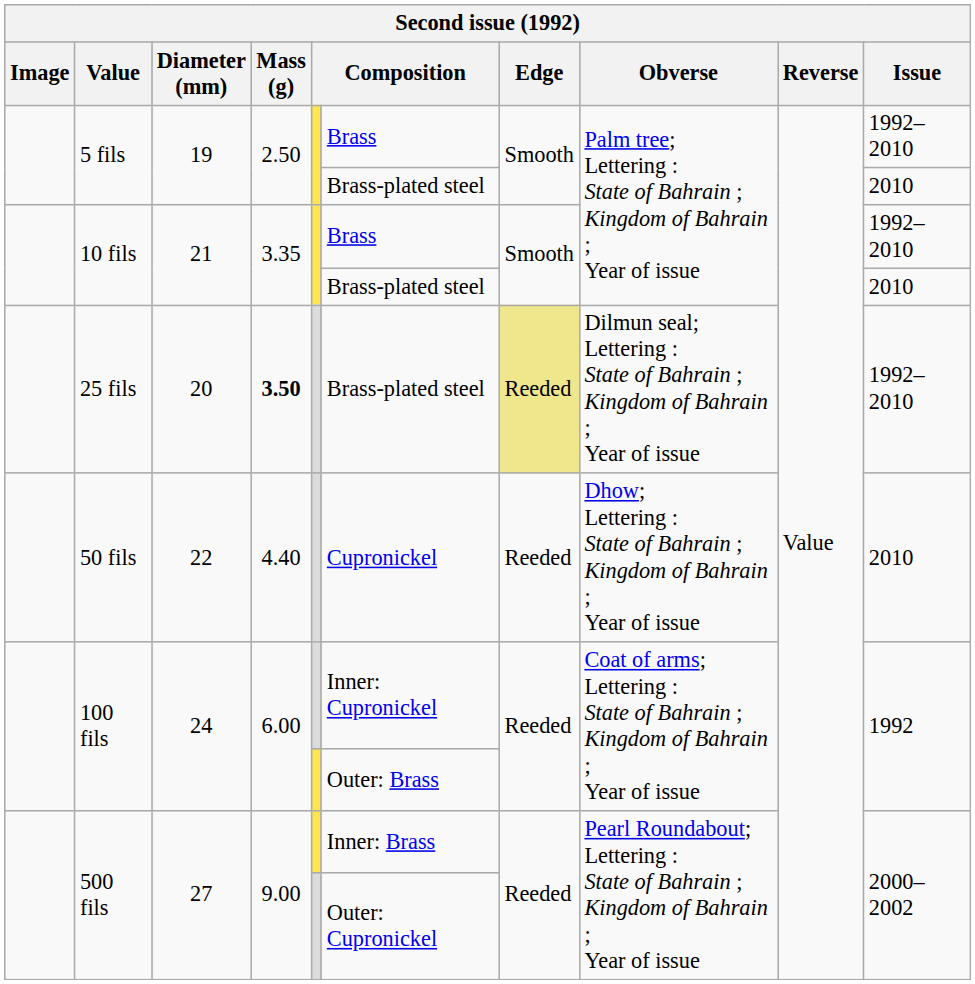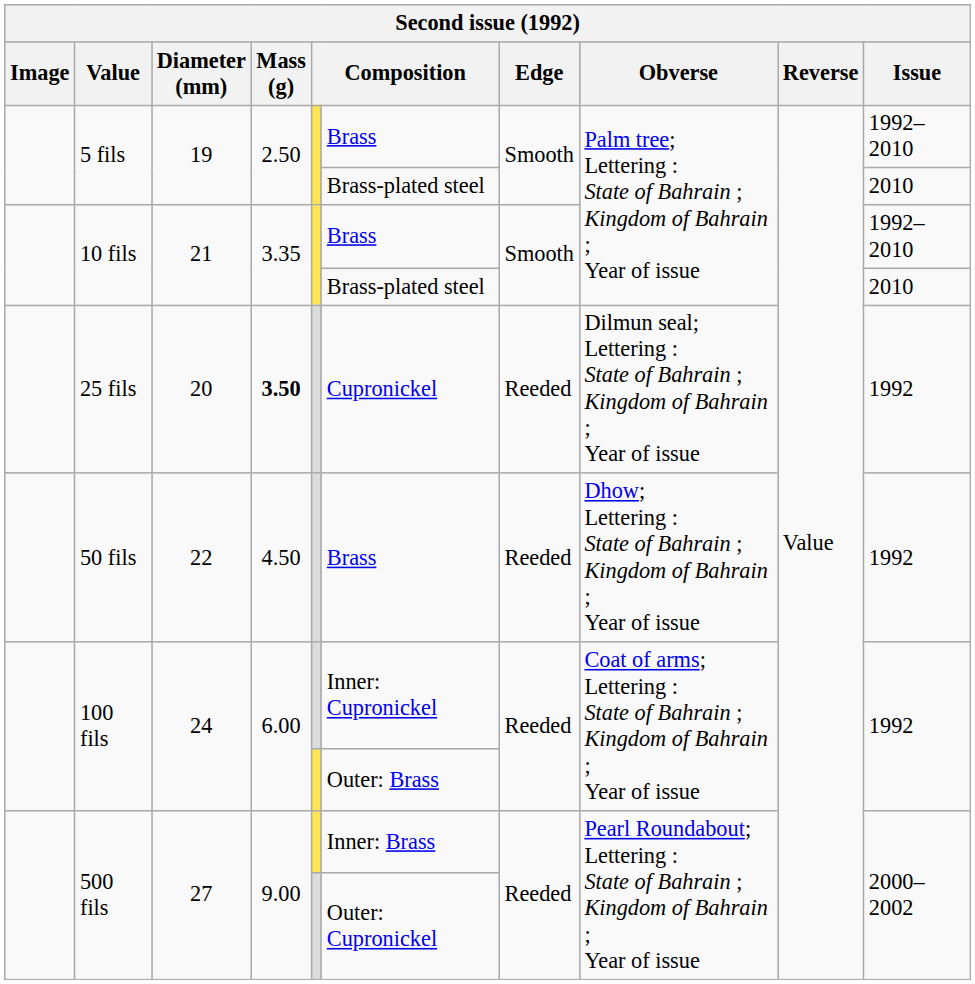(406, 388) Brass-plated steel -> (382, 388) Cupronickel
(538, 388) khaki background -> (538, 388) no background
(897, 388) 1992–2010 -> (891, 388) 1992
(281, 557) 4.40 -> (281, 557) 4.50
(382, 557) Cupronickel -> (352, 557) Brass
(891, 557) 2010 -> (891, 557) 1992
